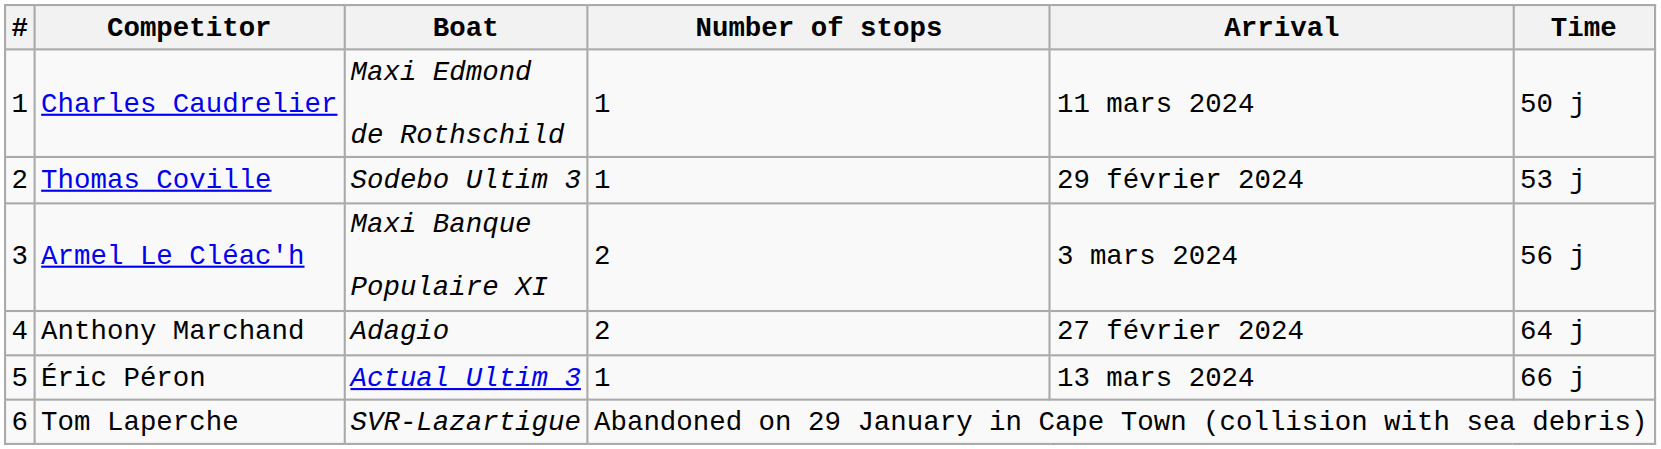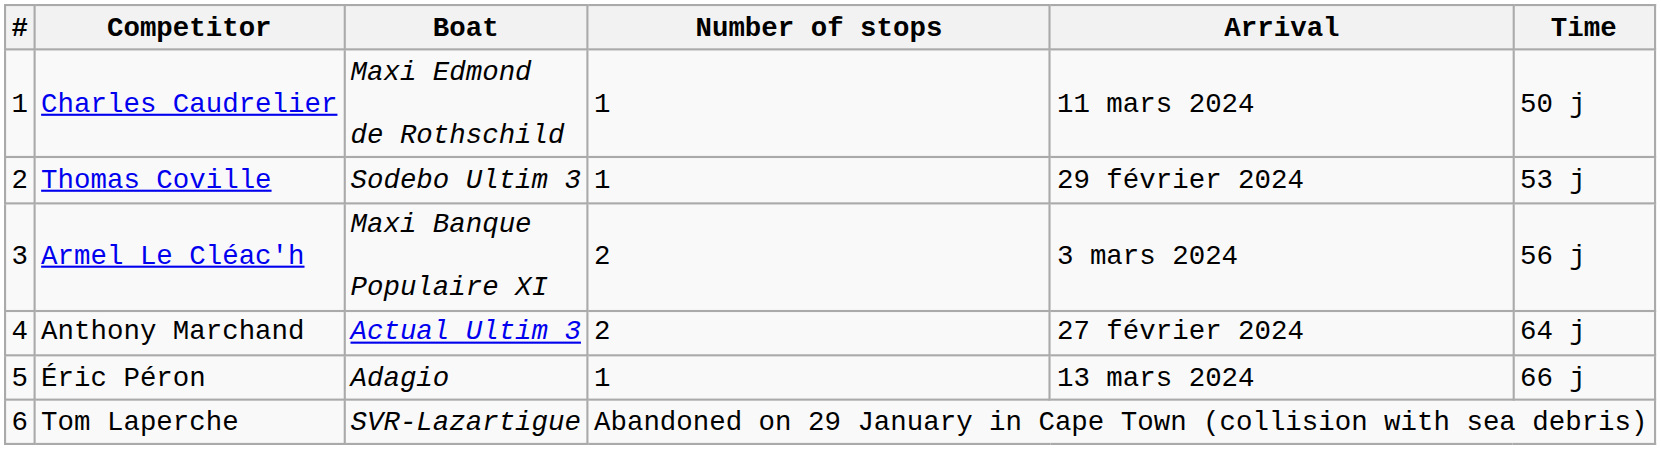(400, 333) Adagio -> (466, 333) Actual Ultim 3
(466, 378) Actual Ultim 3 -> (400, 378) Adagio
